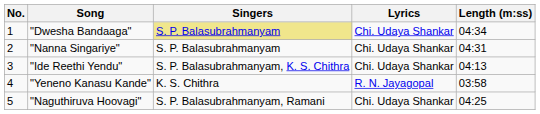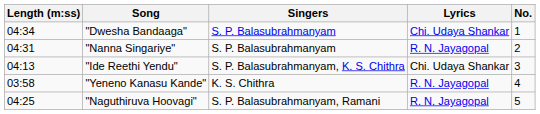columns swapped: (16, 13) <-> (496, 13)
(218, 31) khaki background -> (274, 31) no background
(404, 48) Chi. Udaya Shankar -> (449, 48) R. N. Jayagopal
(404, 101) Chi. Udaya Shankar -> (449, 101) R. N. Jayagopal
